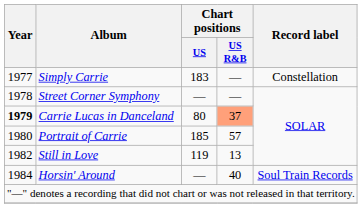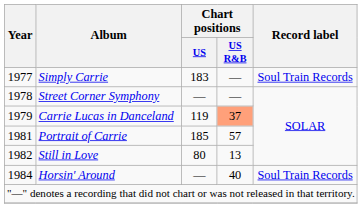(305, 77) Constellation -> (305, 77) Soul Train Records
(20, 116) bold -> (20, 116) normal
(199, 116) 80 -> (199, 116) 119
(20, 135) 1980 -> (20, 135) 1981
(199, 155) 119 -> (199, 155) 80
